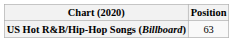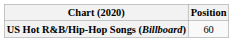(209, 29) 63 -> (209, 29) 60
